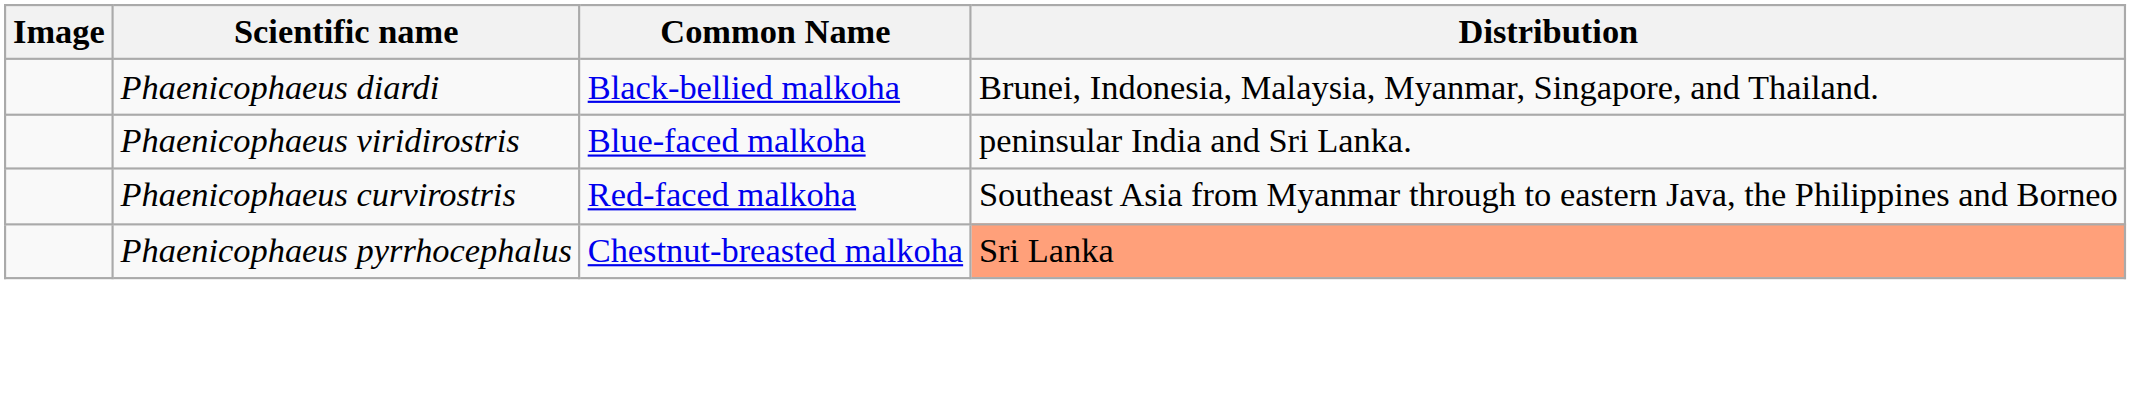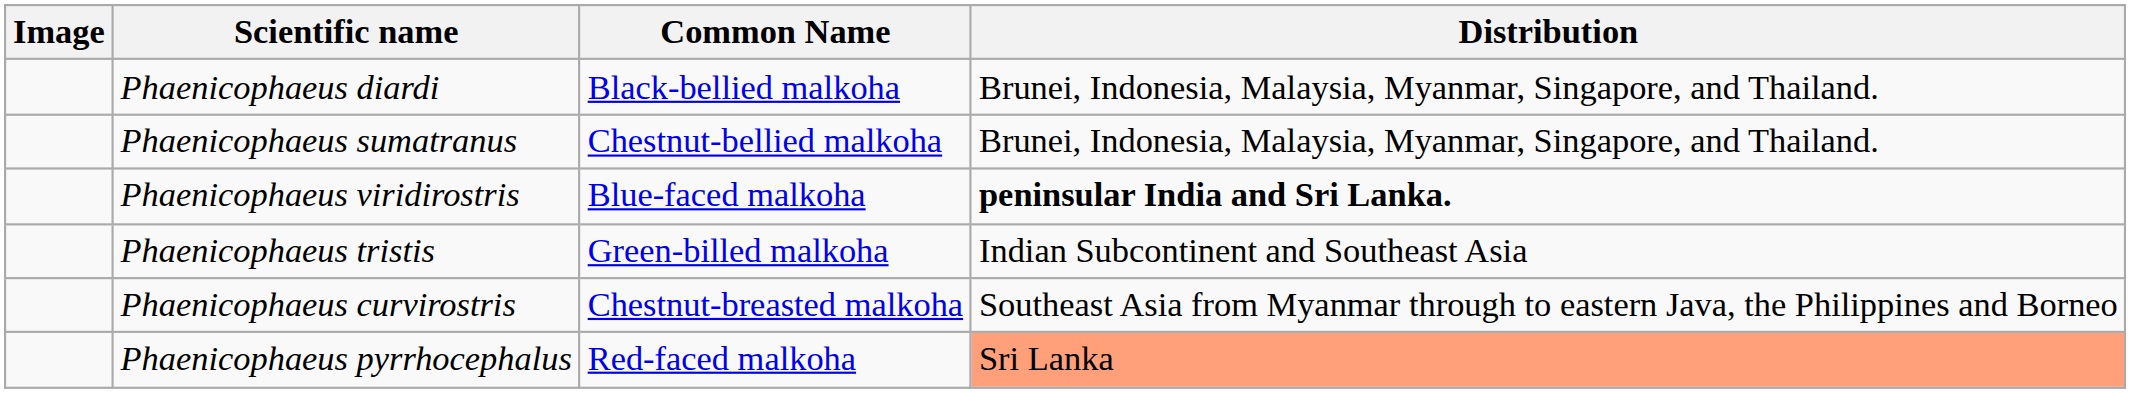+ row: (319, 140)
(1195, 140) normal -> (1215, 195) bold
+ row: (278, 250)
(722, 195) Red-faced malkoha -> (775, 304) Chestnut-breasted malkoha
(775, 250) Chestnut-breasted malkoha -> (722, 359) Red-faced malkoha
